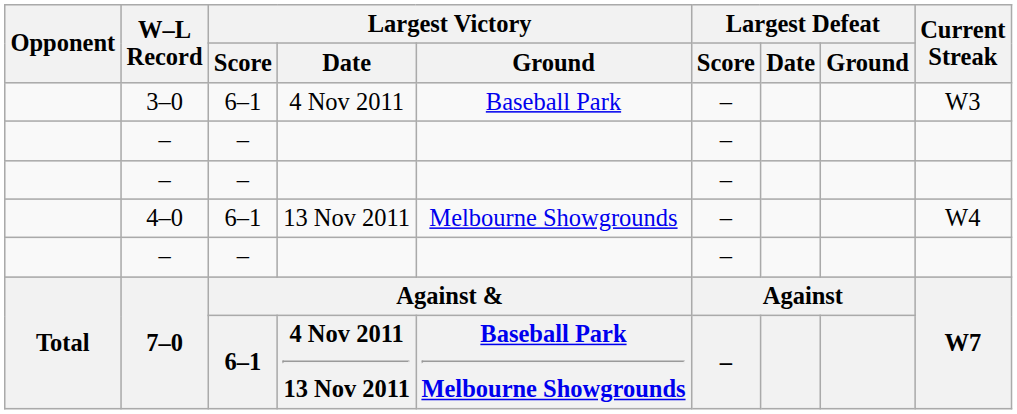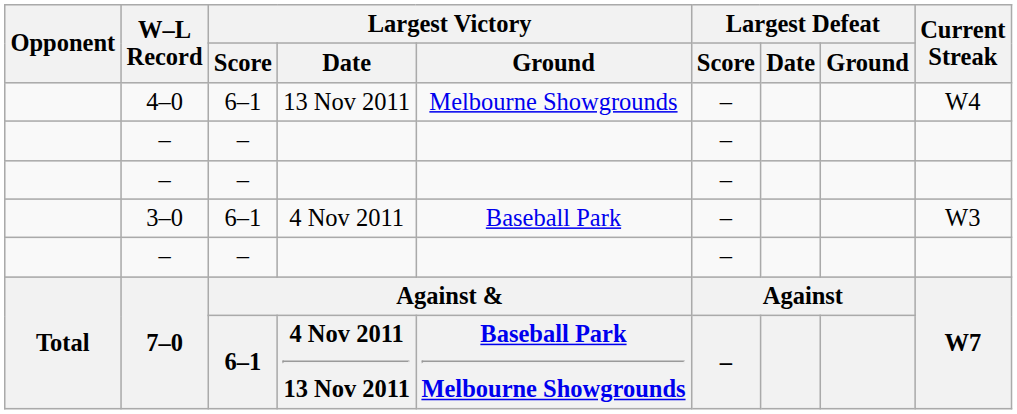rows swapped: (165, 101) <-> (165, 218)
